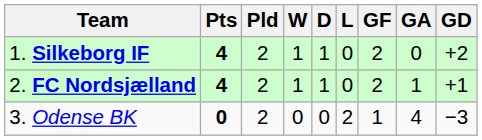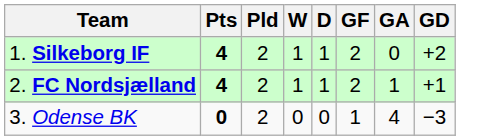- column: (347, 20)
